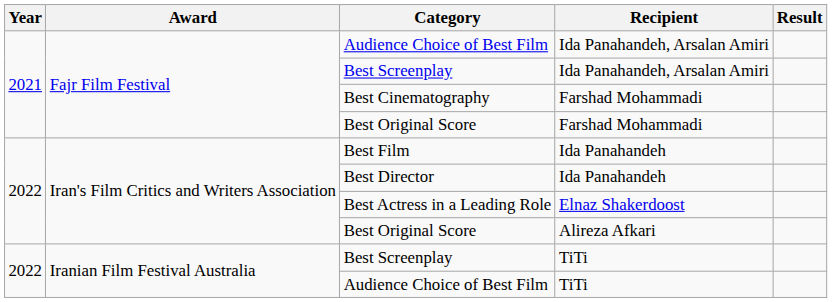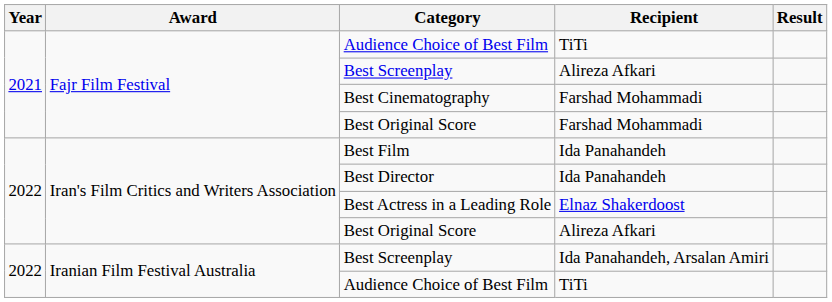(664, 44) Ida Panahandeh, Arsalan Amiri -> (573, 44) TiTi
(664, 71) Ida Panahandeh, Arsalan Amiri -> (607, 71) Alireza Afkari
(573, 257) TiTi -> (664, 257) Ida Panahandeh, Arsalan Amiri
